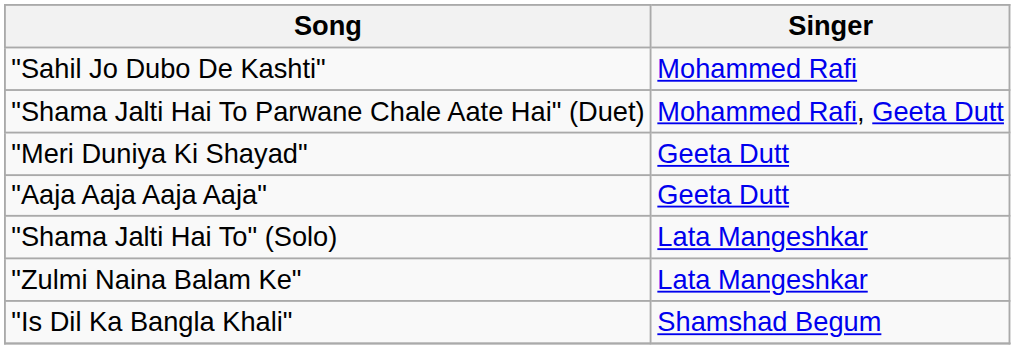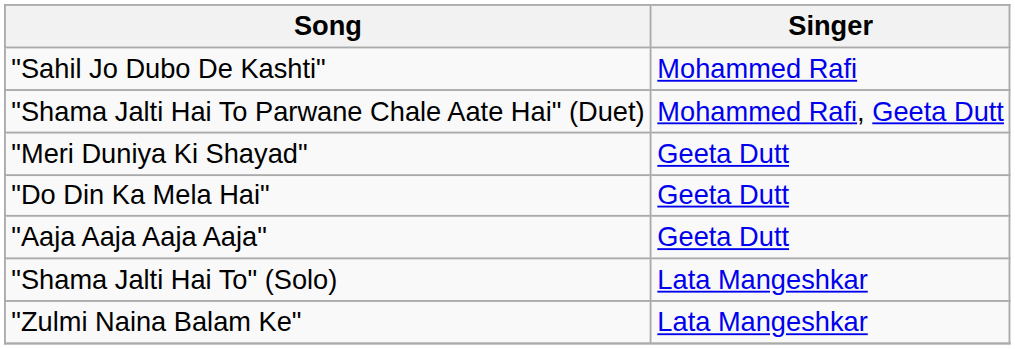+ row: (141, 195)
- row: (152, 322)
